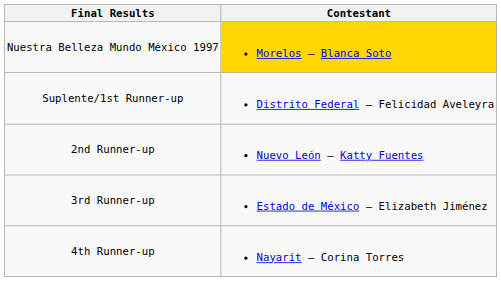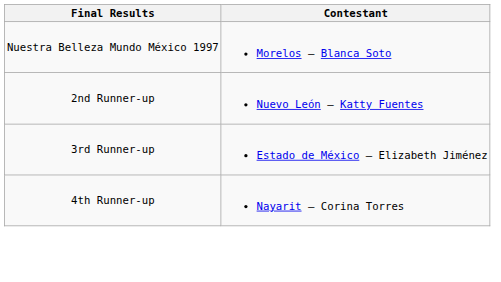(359, 53) gold background -> (356, 53) no background
- row: (113, 98)
